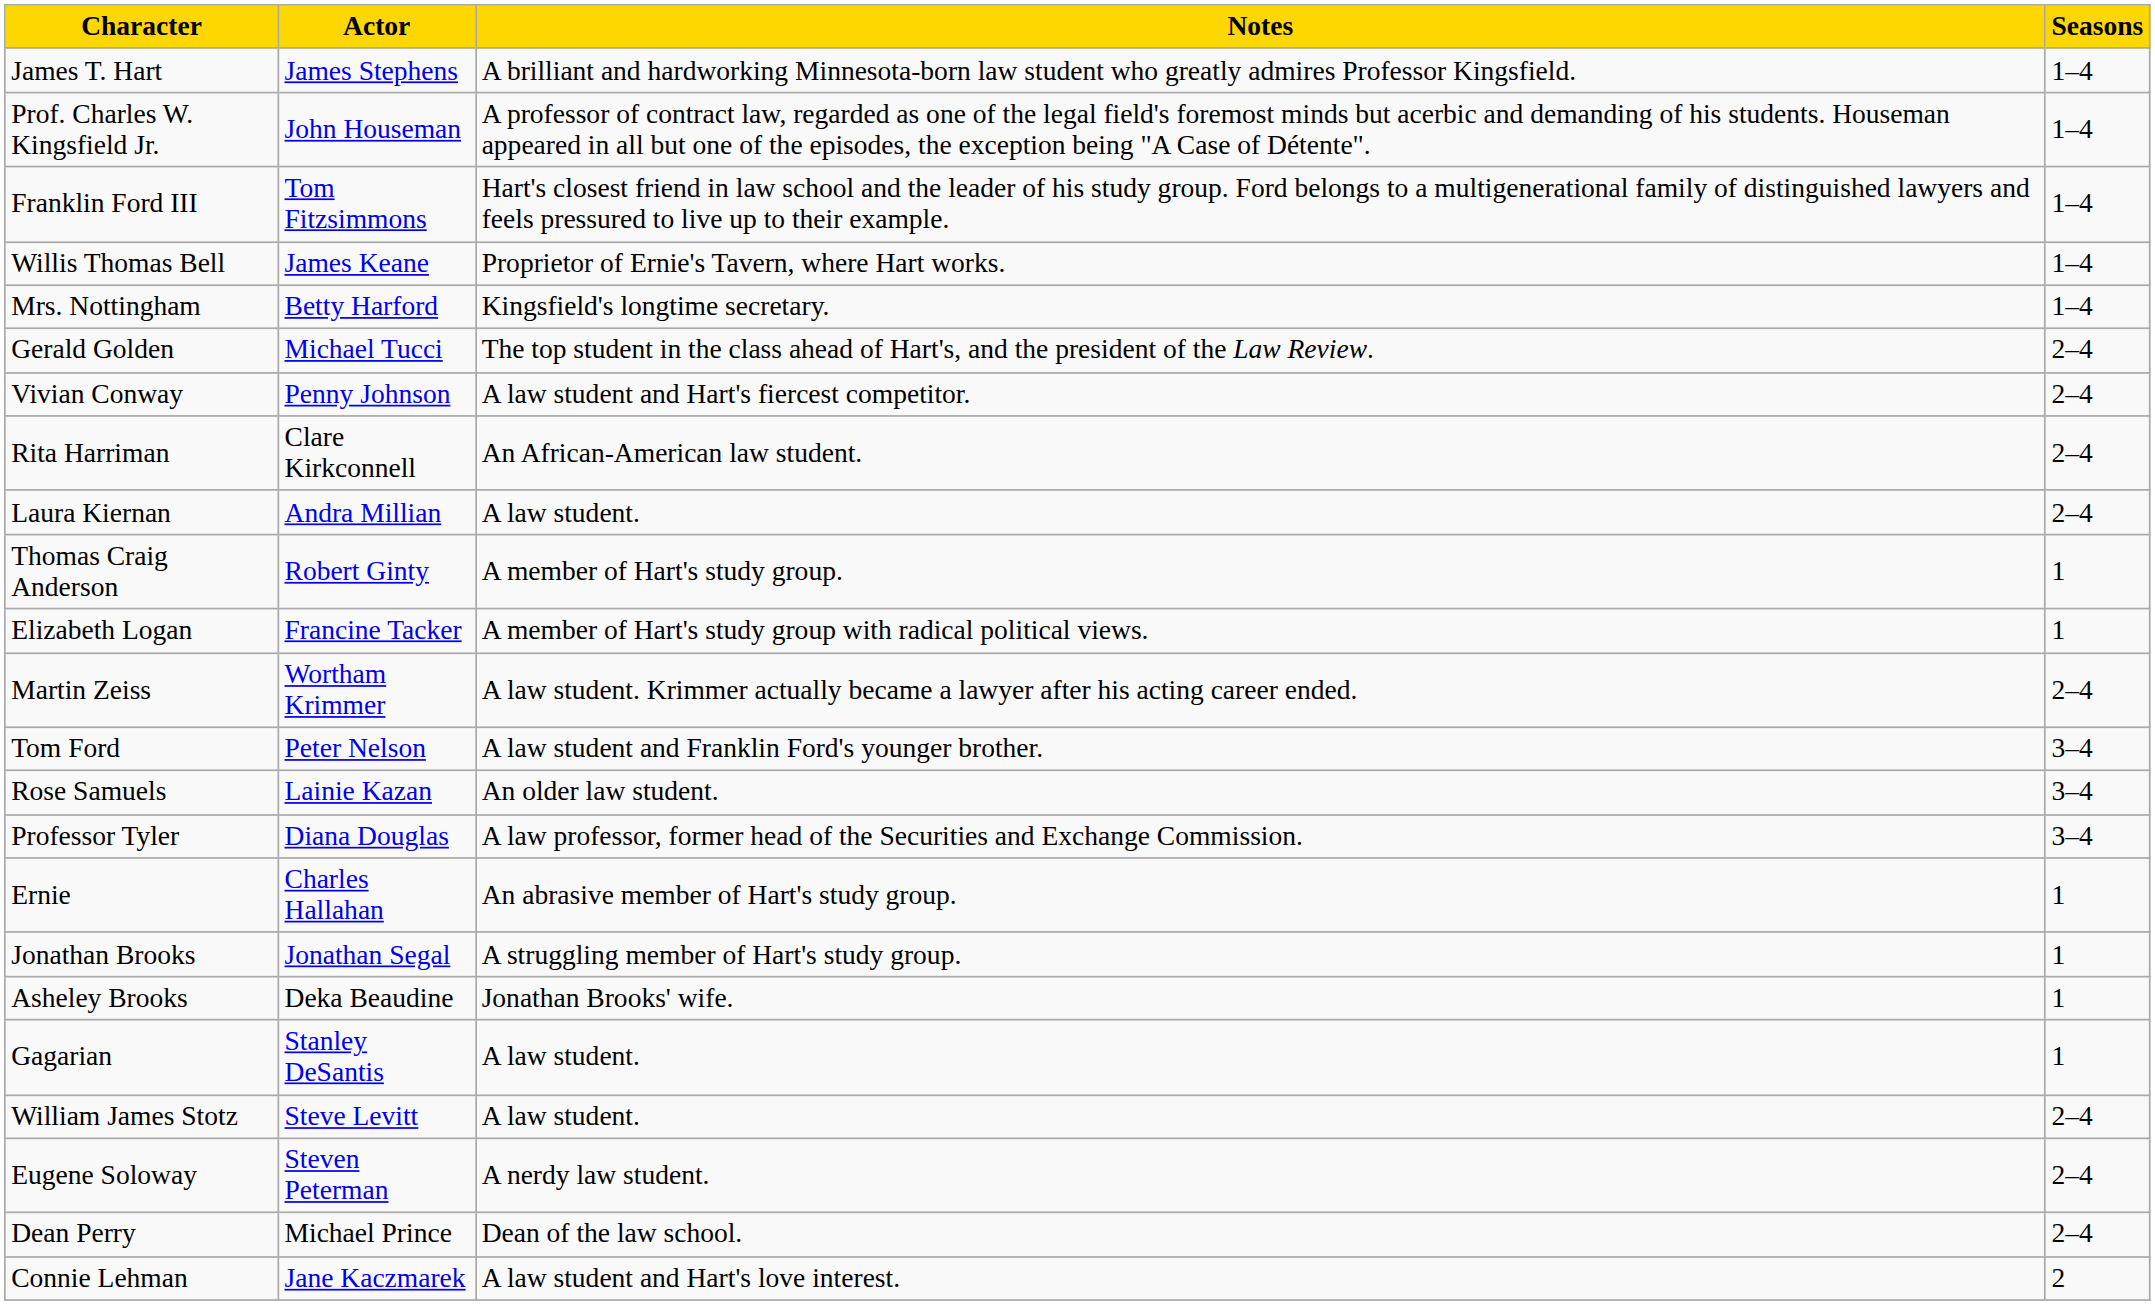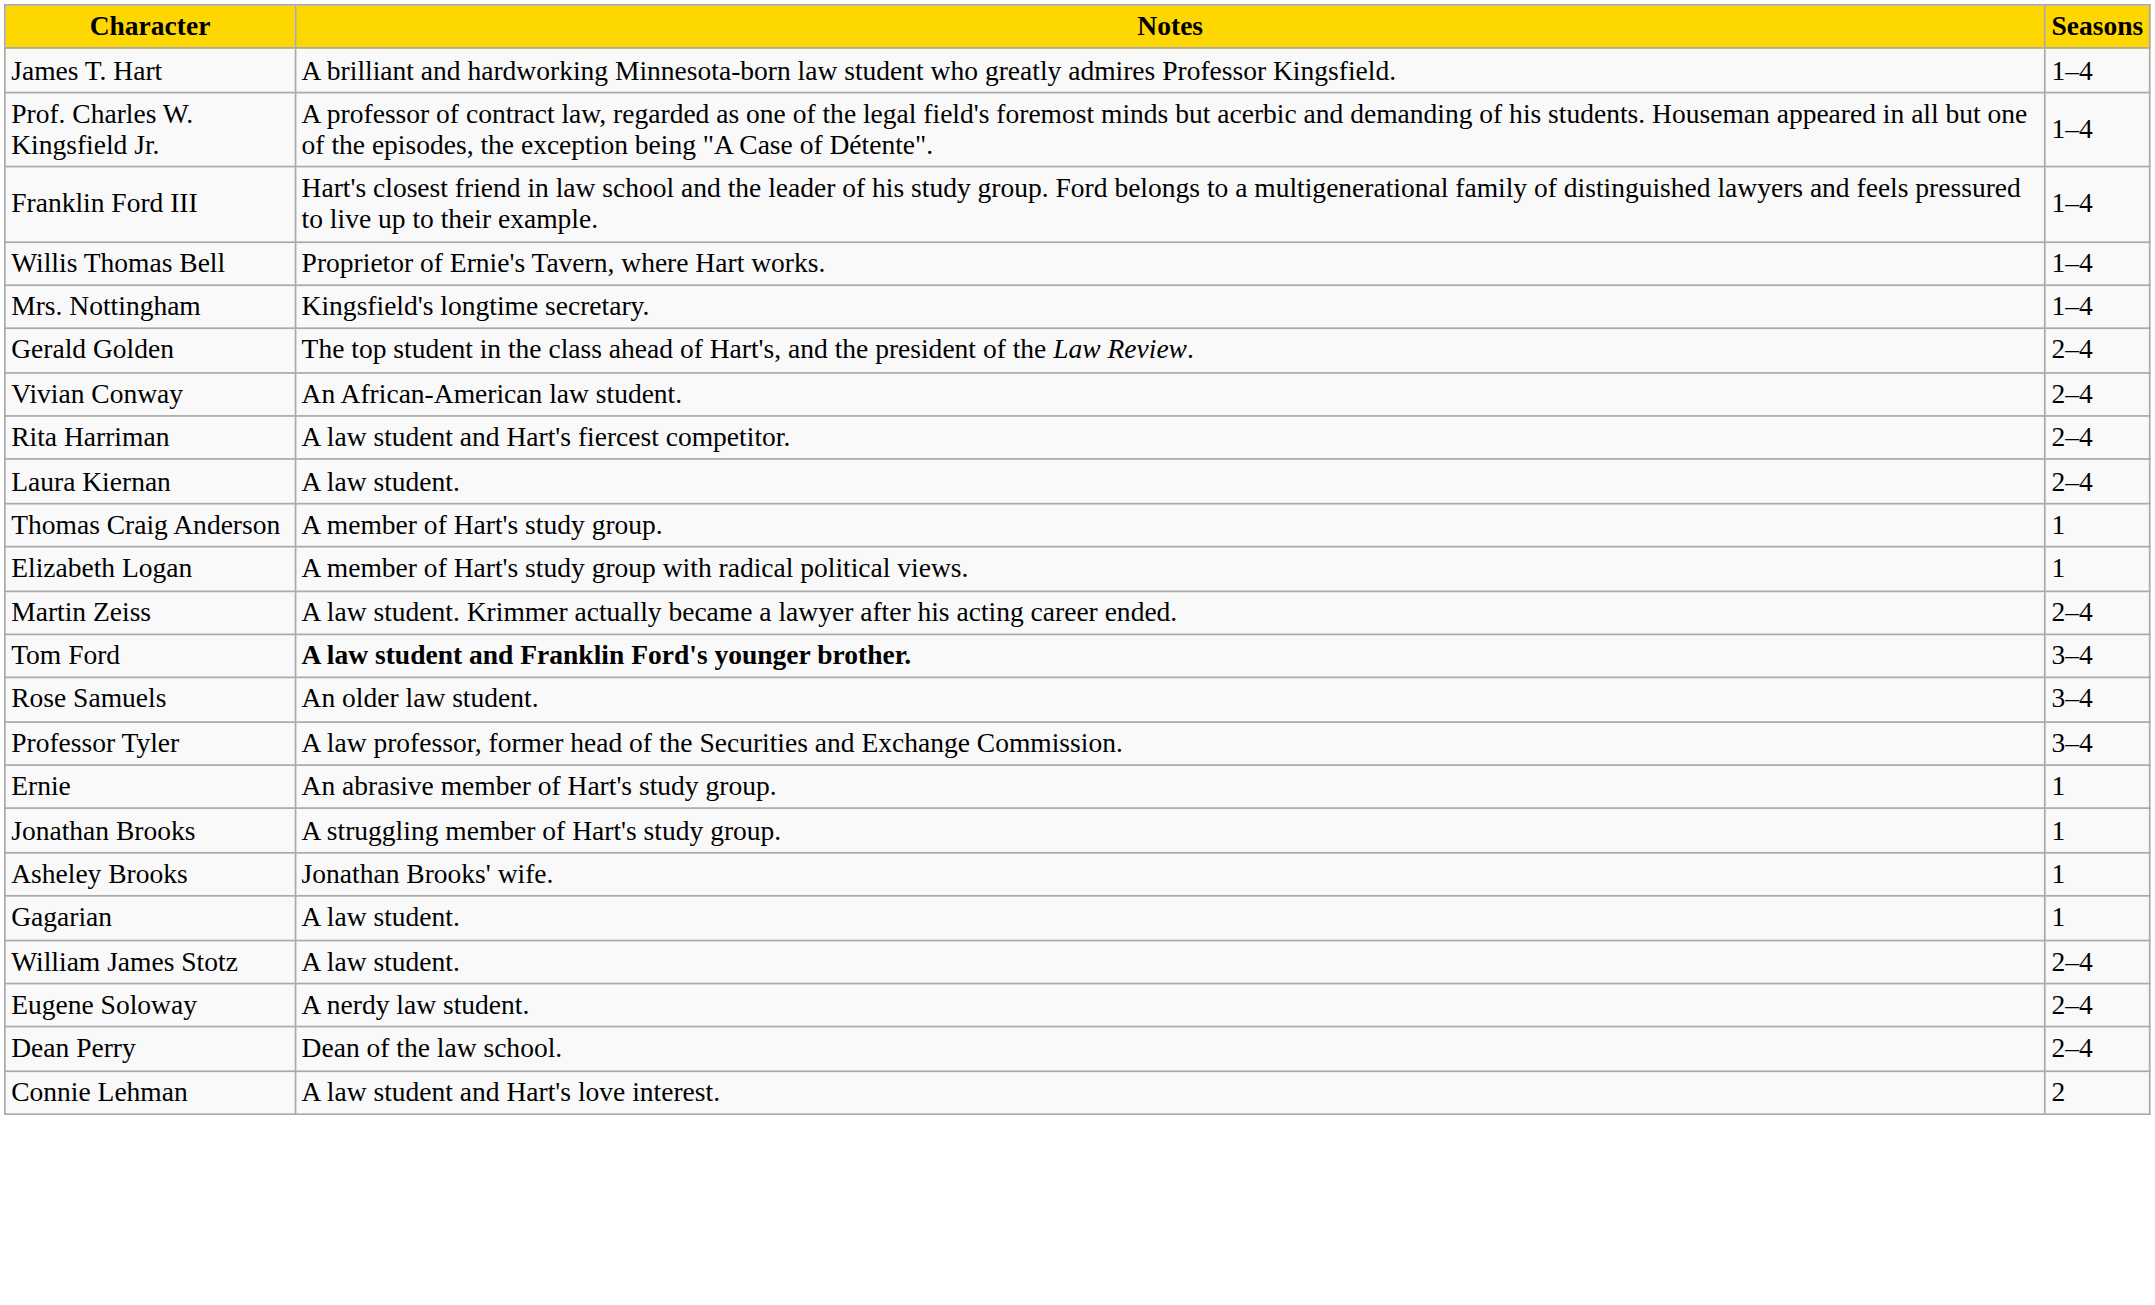- column: (377, 26)
(726, 393) A law student and Hart's fiercest competitor. -> (492, 393) An African-American law student.
(672, 452) An African-American law student. -> (546, 437) A law student and Hart's fiercest competitor.
(762, 748) normal -> (606, 655) bold
